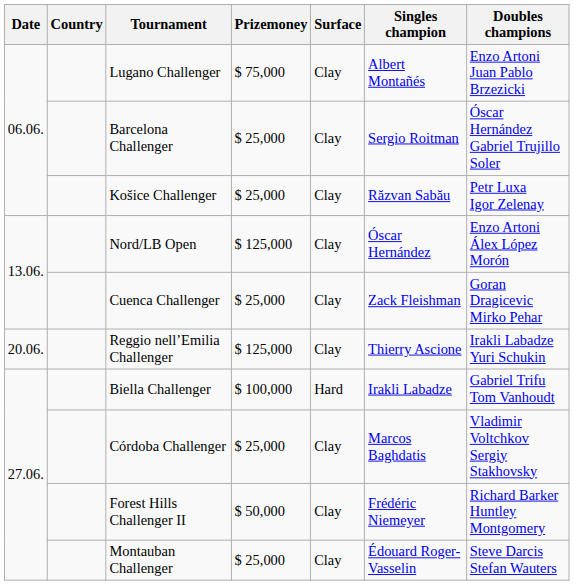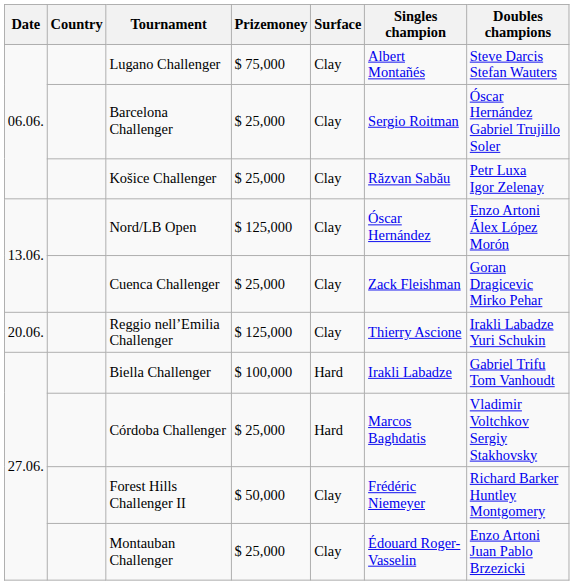(505, 72) Enzo Artoni Juan Pablo Brzezicki -> (513, 64) Steve Darcis Stefan Wauters
(328, 445) Clay -> (329, 429) Hard
(513, 559) Steve Darcis Stefan Wauters -> (505, 551) Enzo Artoni Juan Pablo Brzezicki
